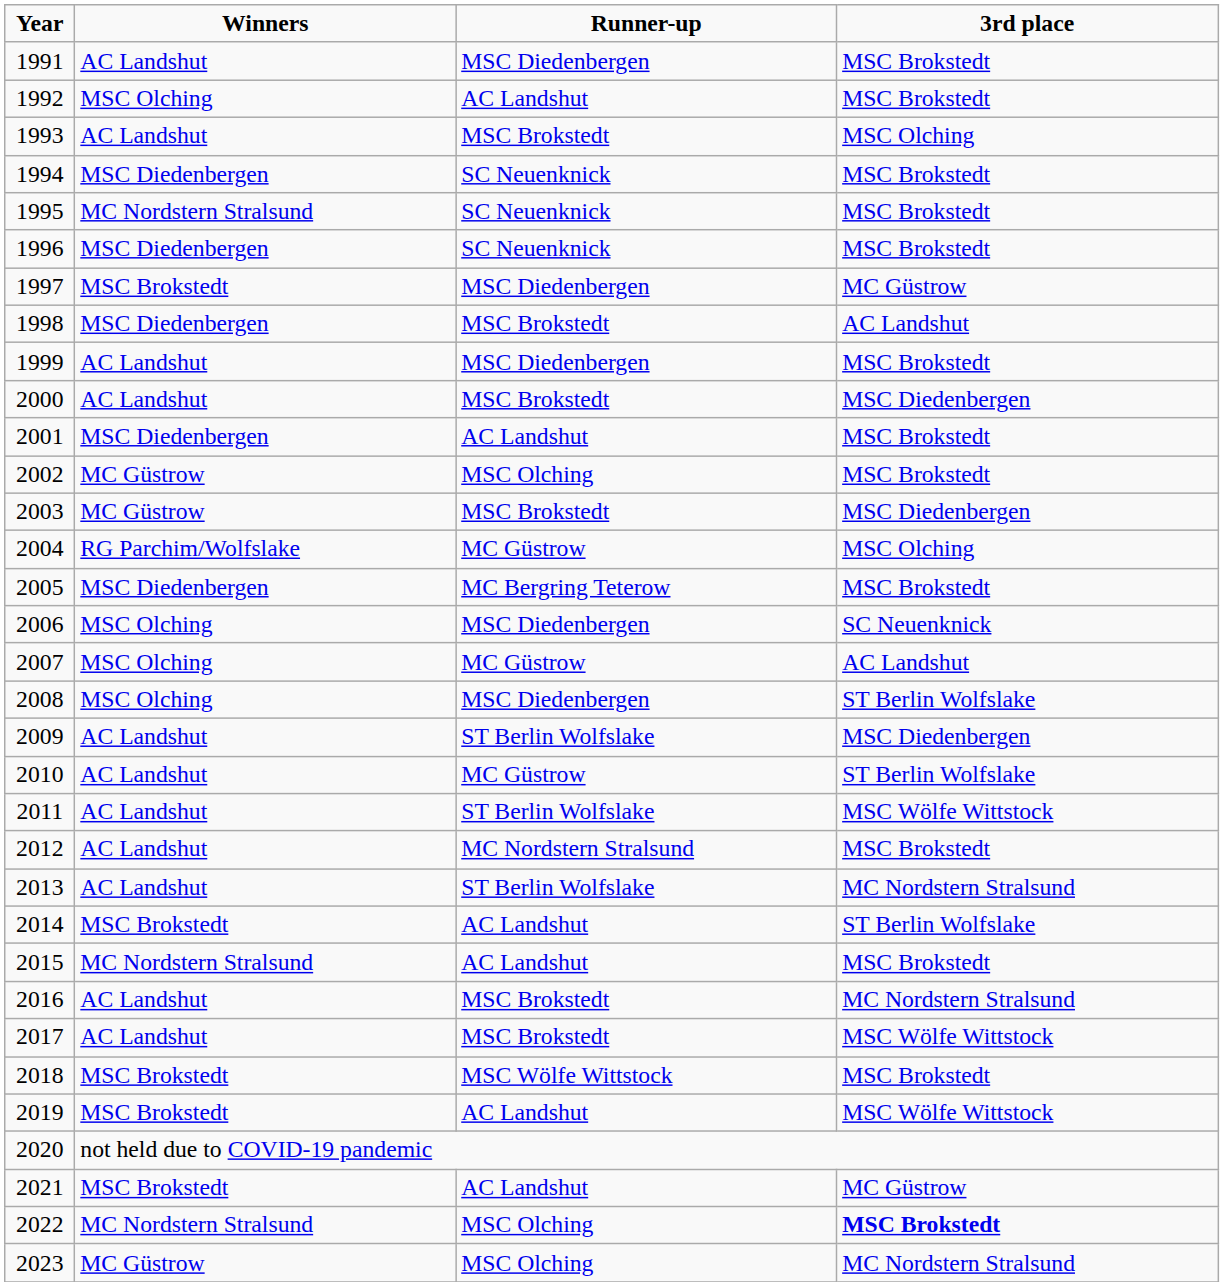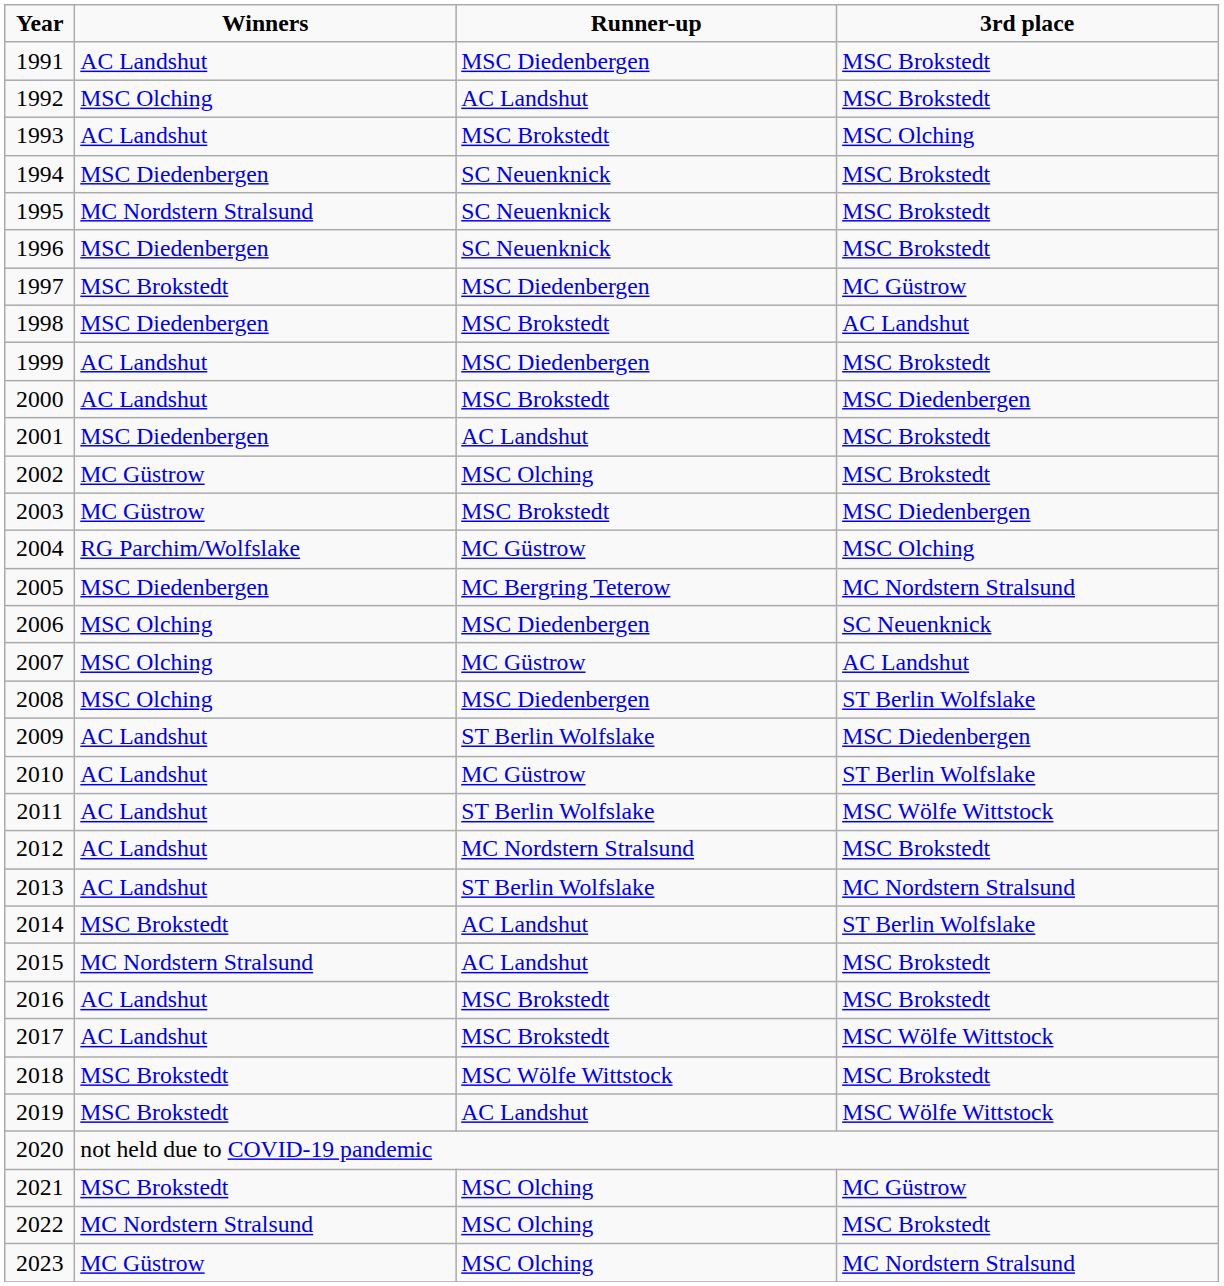(916, 586) MSC Brokstedt -> (959, 586) MC Nordstern Stralsund
(959, 999) MC Nordstern Stralsund -> (916, 999) MSC Brokstedt
(525, 1187) AC Landshut -> (527, 1187) MSC Olching
(921, 1225) bold -> (916, 1225) normal
